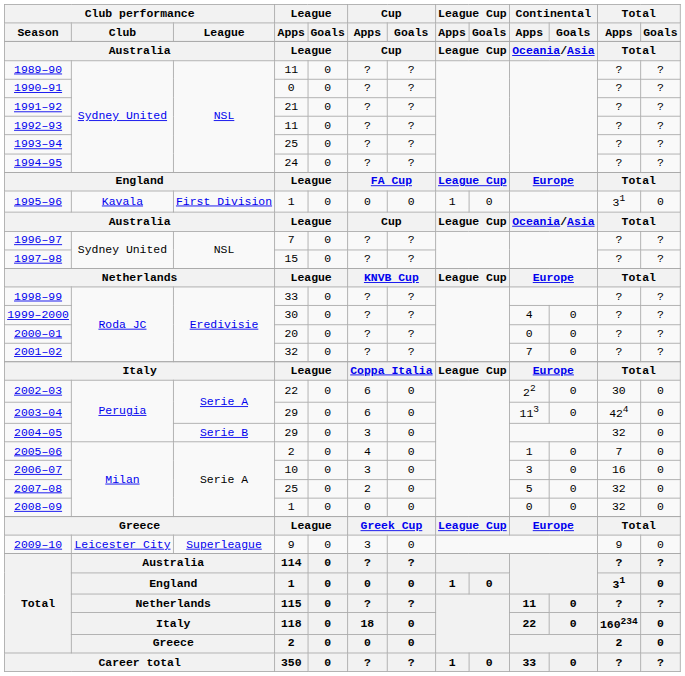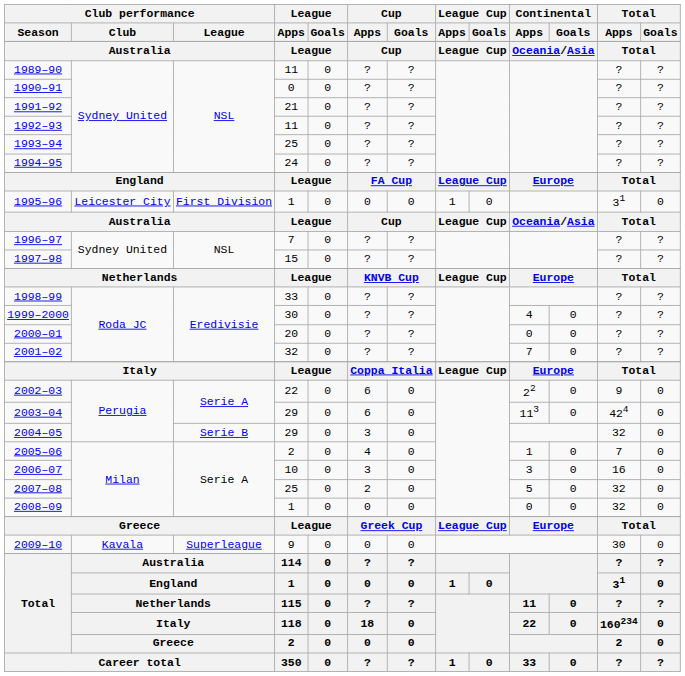(122, 202) Kavala -> (122, 202) Leicester City
(619, 391) 30 -> (619, 391) 9
(122, 545) Leicester City -> (122, 545) Kavala
(367, 545) 3 -> (367, 545) 0
(619, 545) 9 -> (619, 545) 30
